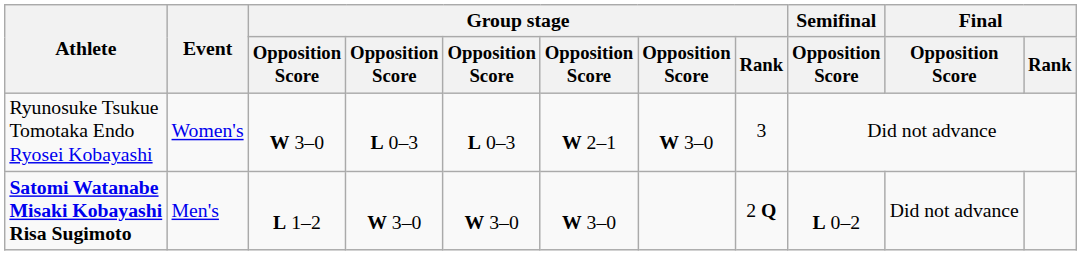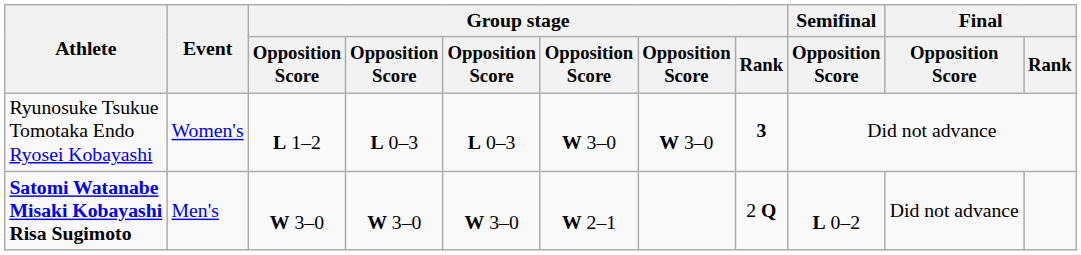(297, 143) W 3–0 -> (297, 143) L 1–2
(589, 143) W 2–1 -> (589, 143) W 3–0
(761, 131) normal -> (761, 131) bold
(297, 221) L 1–2 -> (297, 221) W 3–0
(589, 221) W 3–0 -> (589, 221) W 2–1
